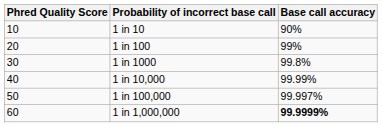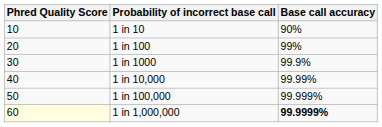(296, 63) 99.8% -> (296, 63) 99.9%
(301, 96) 99.997% -> (301, 96) 99.999%
(13, 113) no background -> (13, 113) lightyellow background
